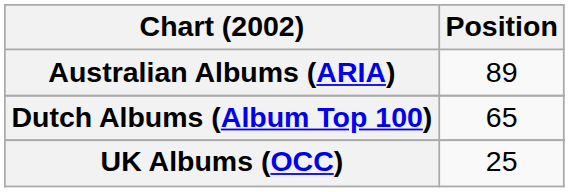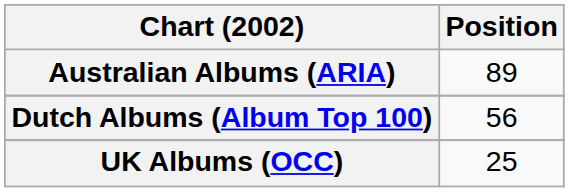(502, 117) 65 -> (502, 117) 56
